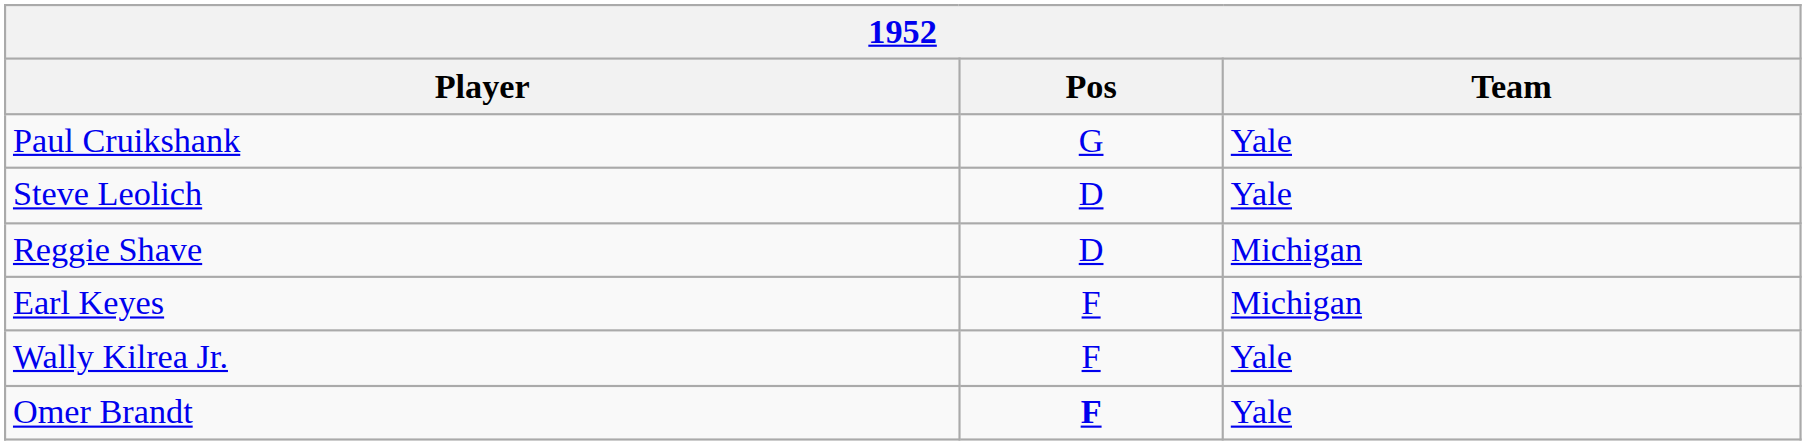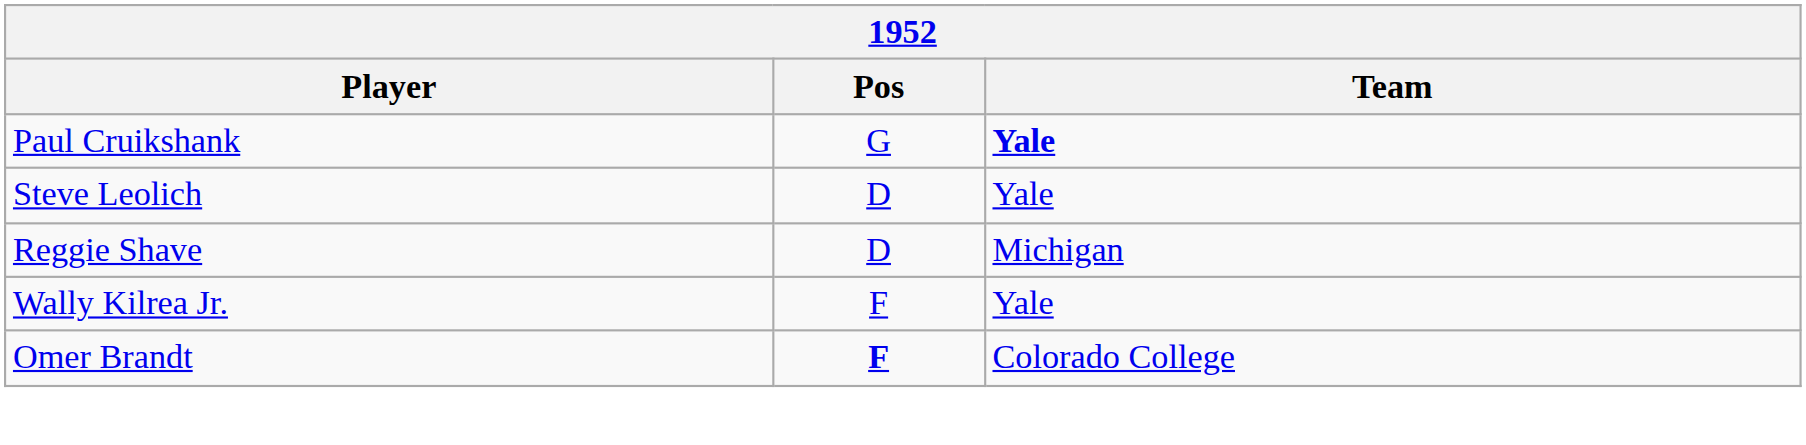(1261, 140) normal -> (1024, 140) bold
- row: (89, 303)
(1261, 411) Yale -> (1114, 357) Colorado College
